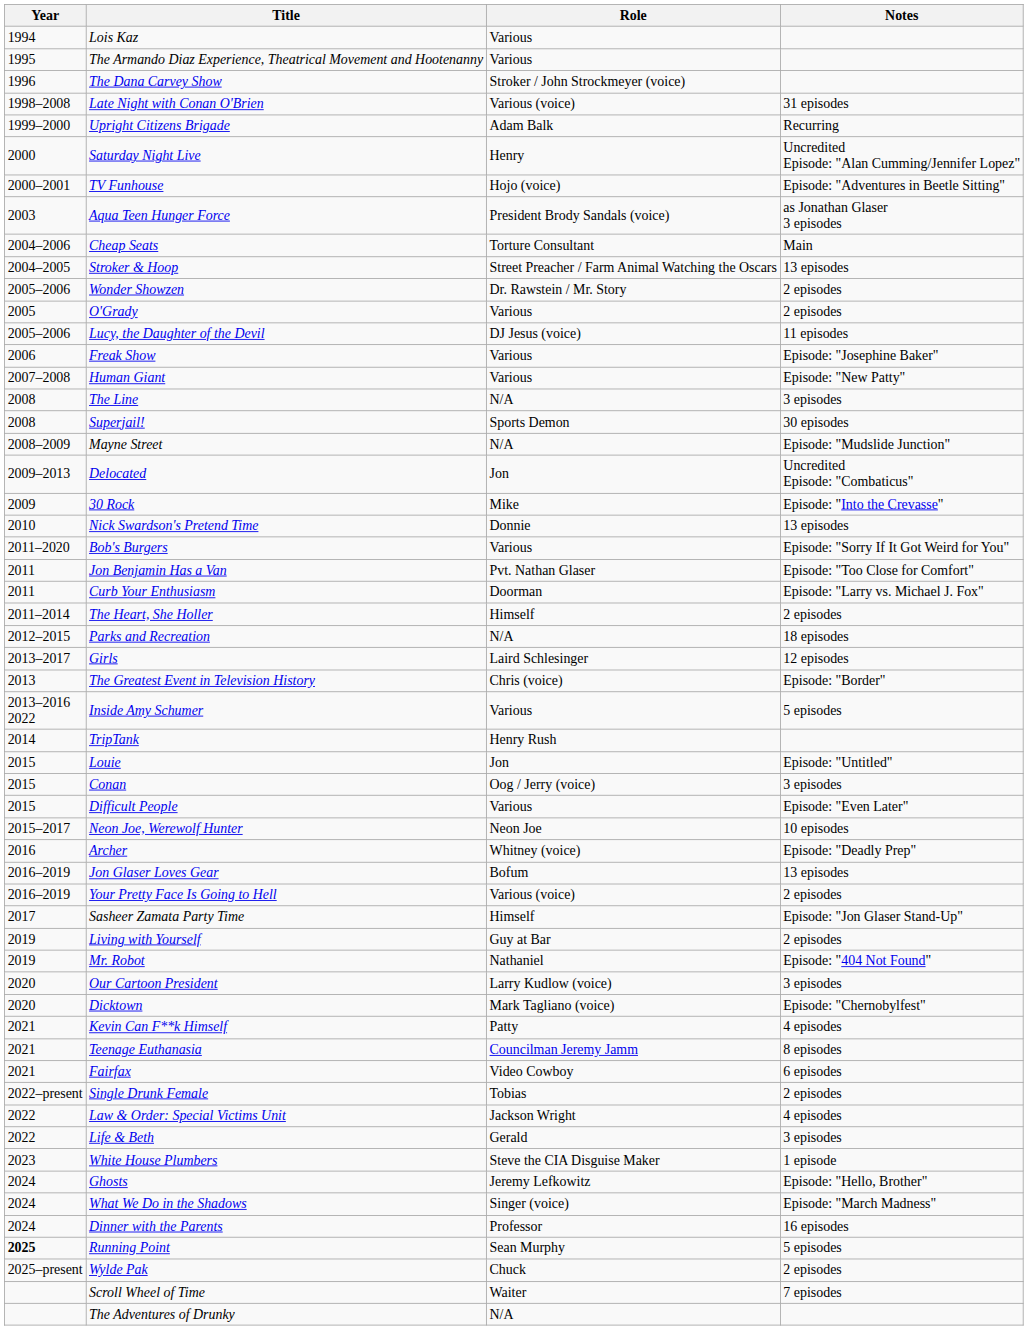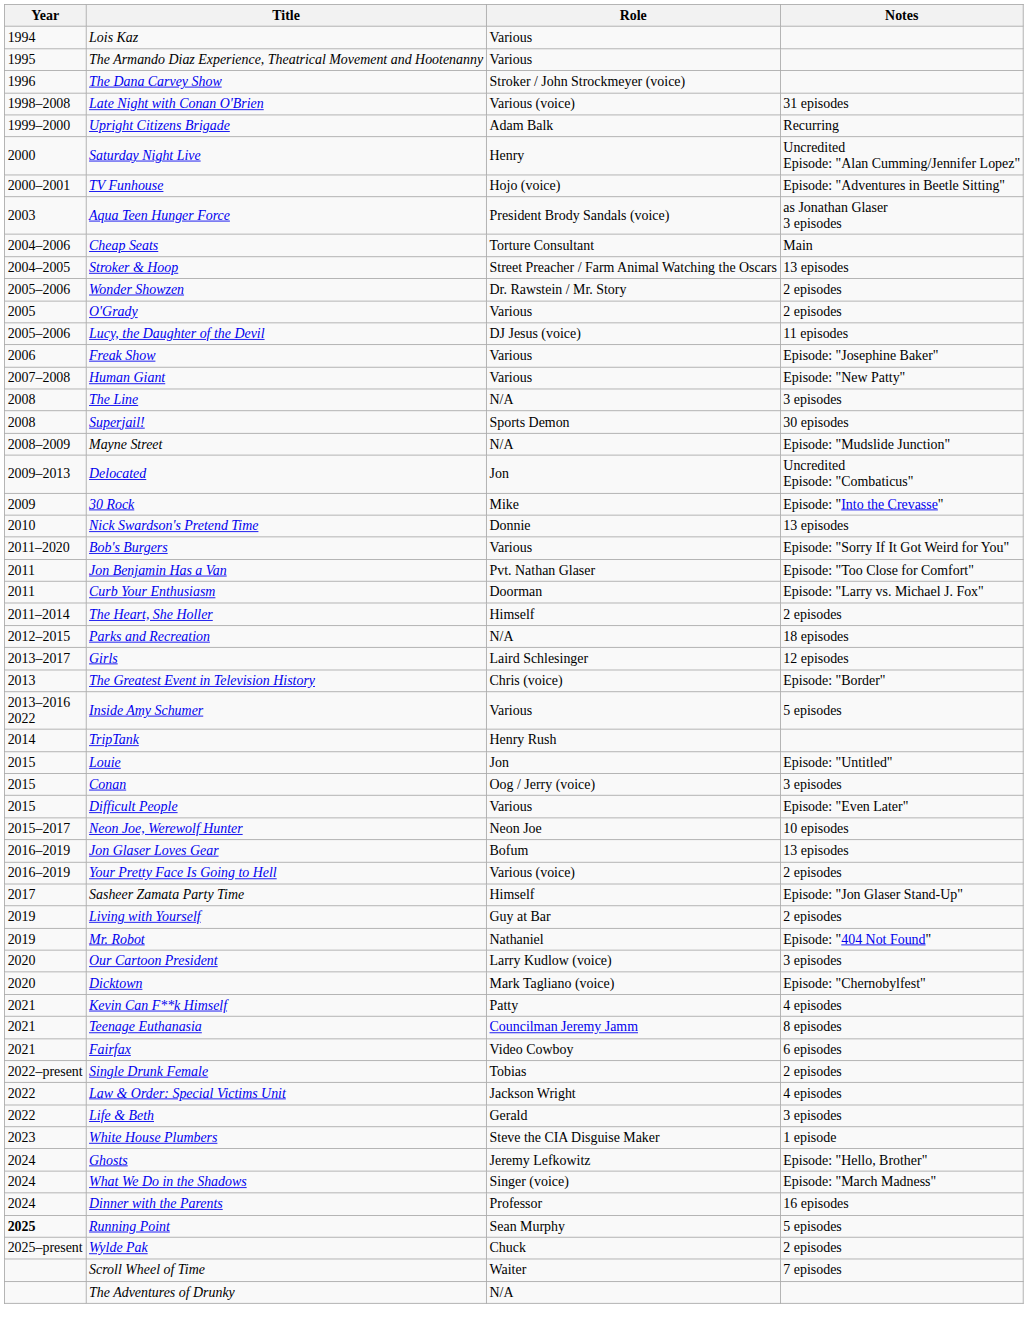- row: (108, 850)
